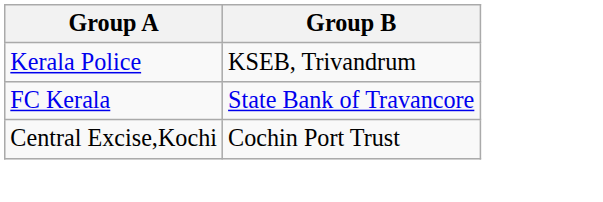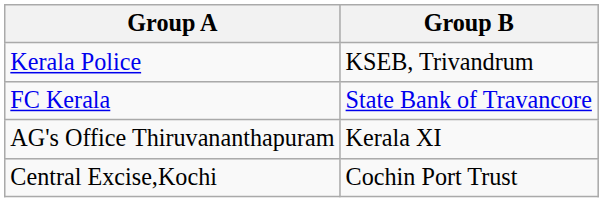+ row: (172, 138)
